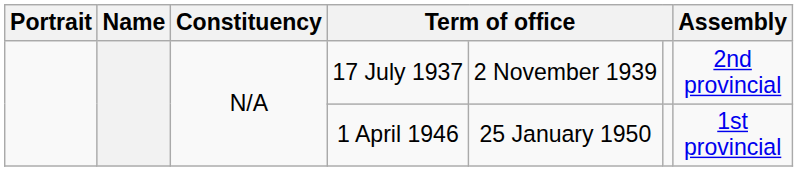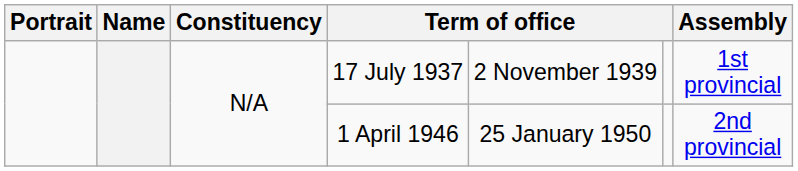(733, 72) 2nd provincial -> (733, 72) 1st provincial
(733, 134) 1st provincial -> (733, 134) 2nd provincial
